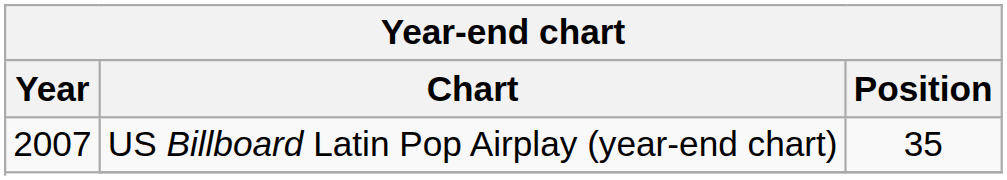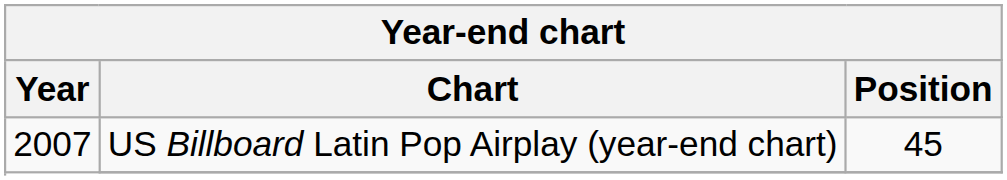(923, 144) 35 -> (923, 144) 45
